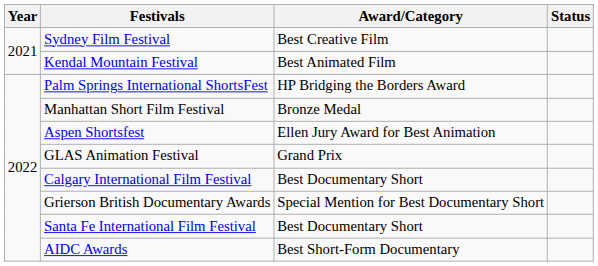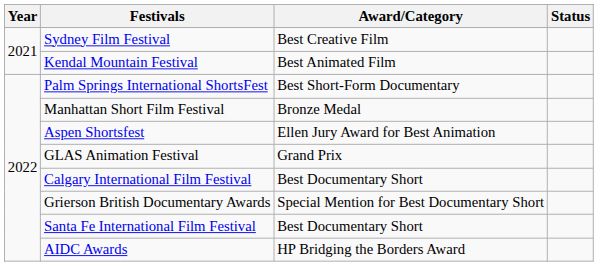(371, 86) HP Bridging the Borders Award -> (368, 86) Best Short-Form Documentary
(368, 249) Best Short-Form Documentary -> (371, 249) HP Bridging the Borders Award
